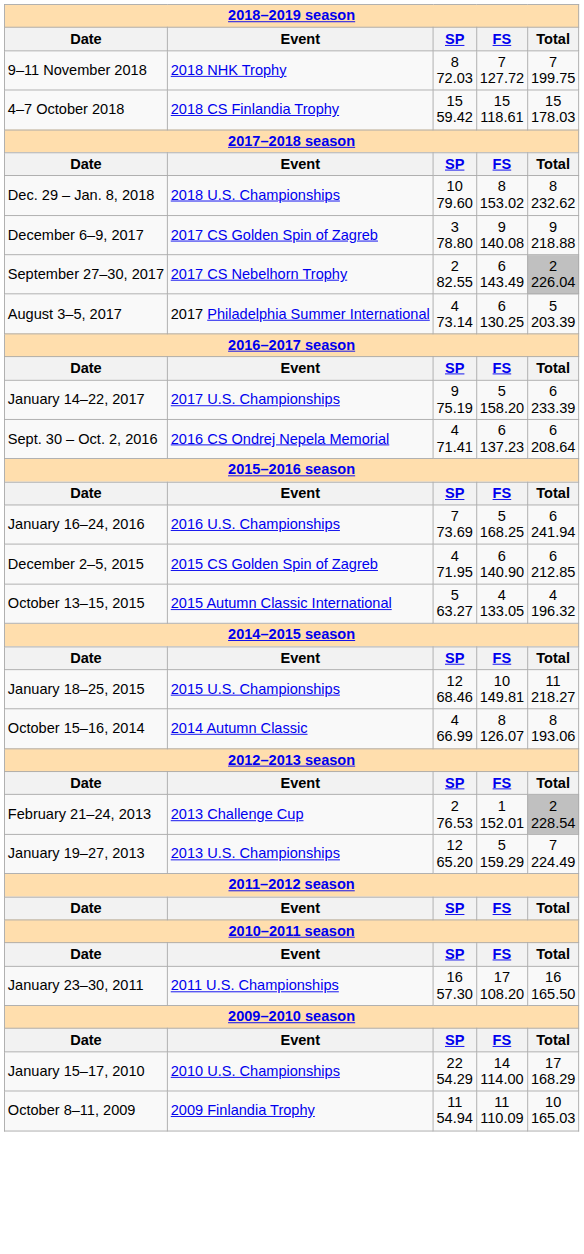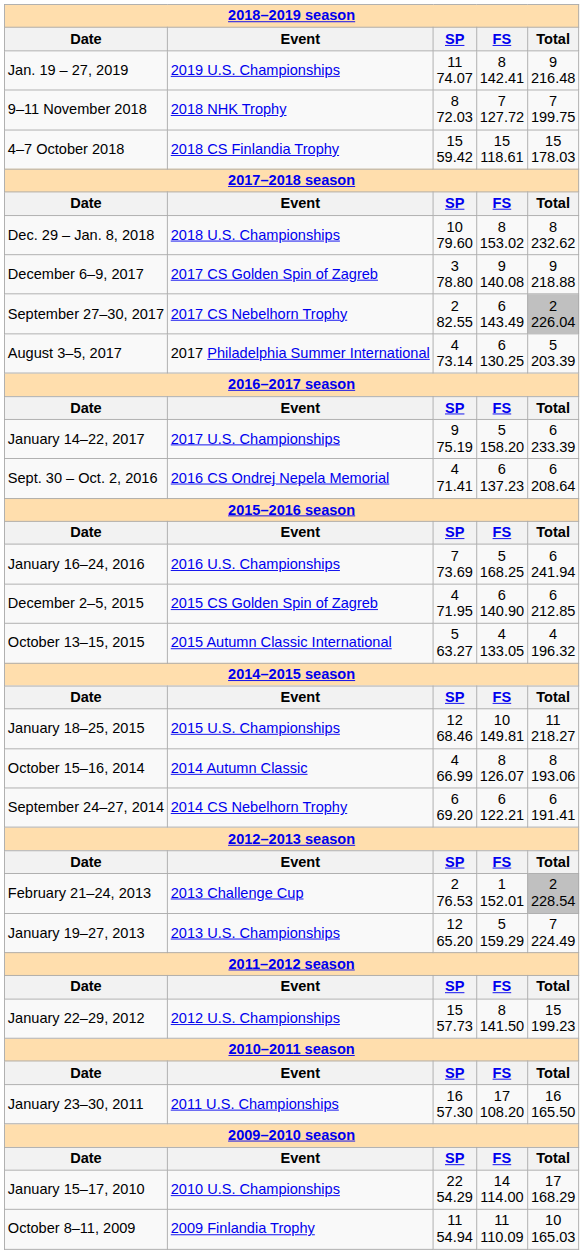+ row: (68, 70)
+ row: (86, 807)
+ row: (76, 1018)
